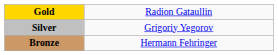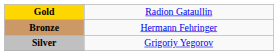rows swapped: (44, 27) <-> (44, 43)
